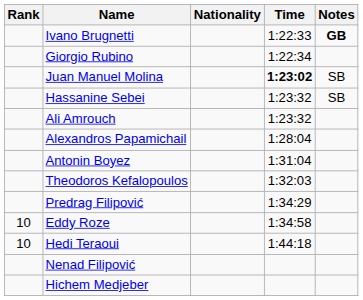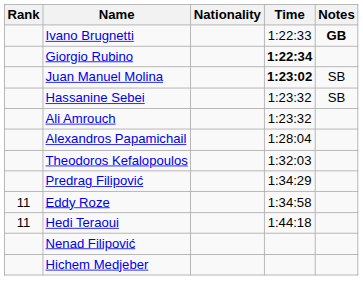(290, 56) normal -> (290, 56) bold
- row: (88, 160)
(23, 222) 10 -> (23, 202) 11
(23, 243) 10 -> (23, 222) 11
